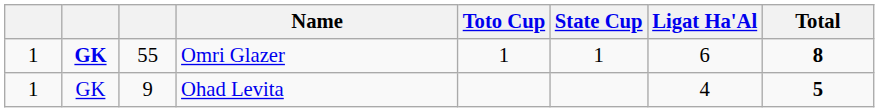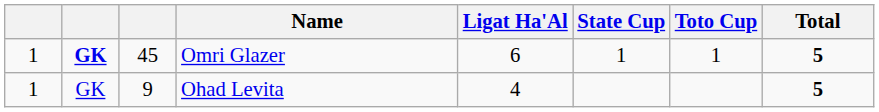columns swapped: (705, 21) <-> (504, 21)
(148, 55) 55 -> (148, 55) 45
(818, 55) 8 -> (818, 55) 5
